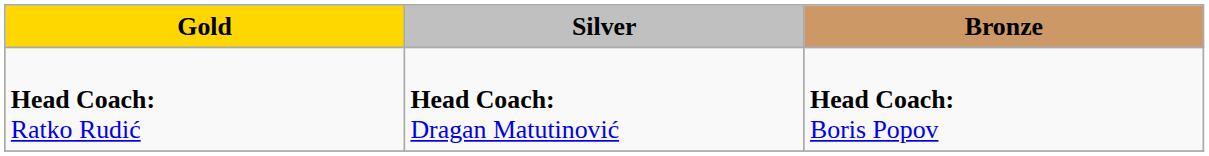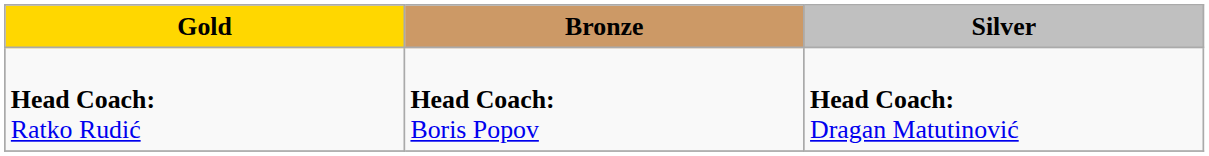columns swapped: (604, 25) <-> (1004, 25)
